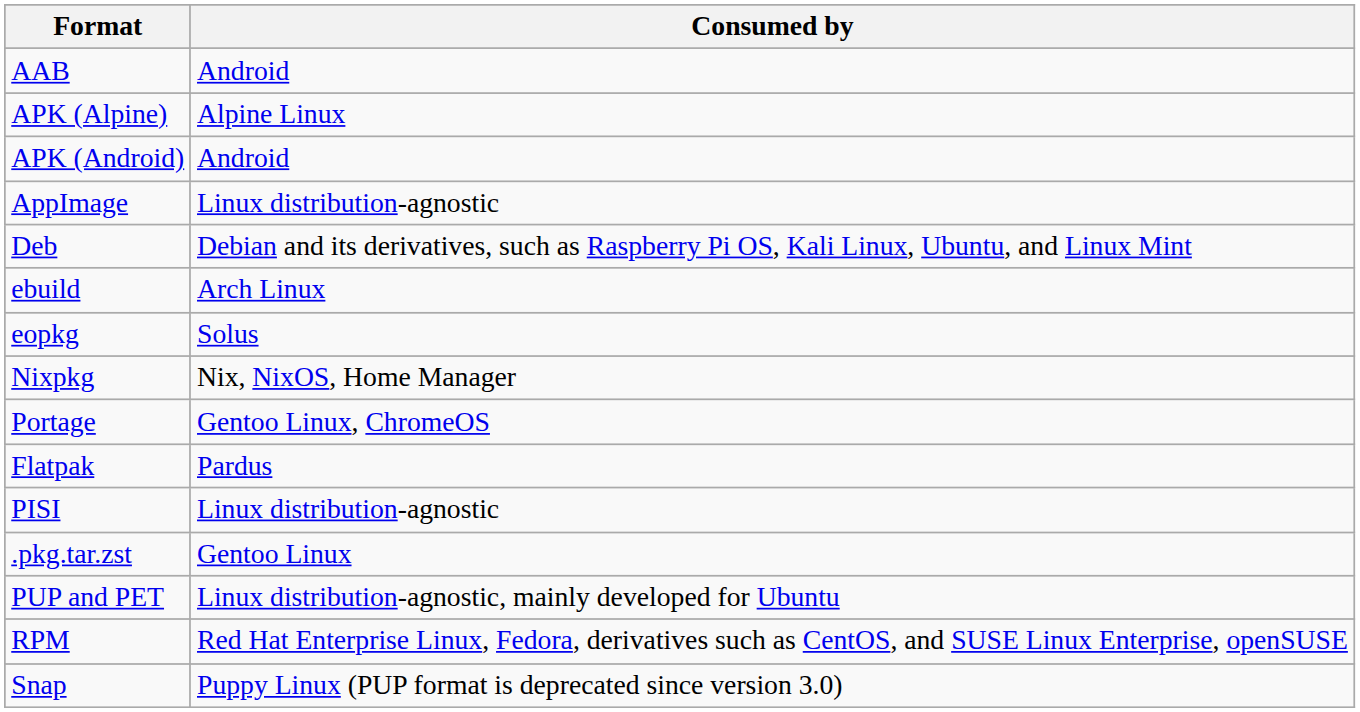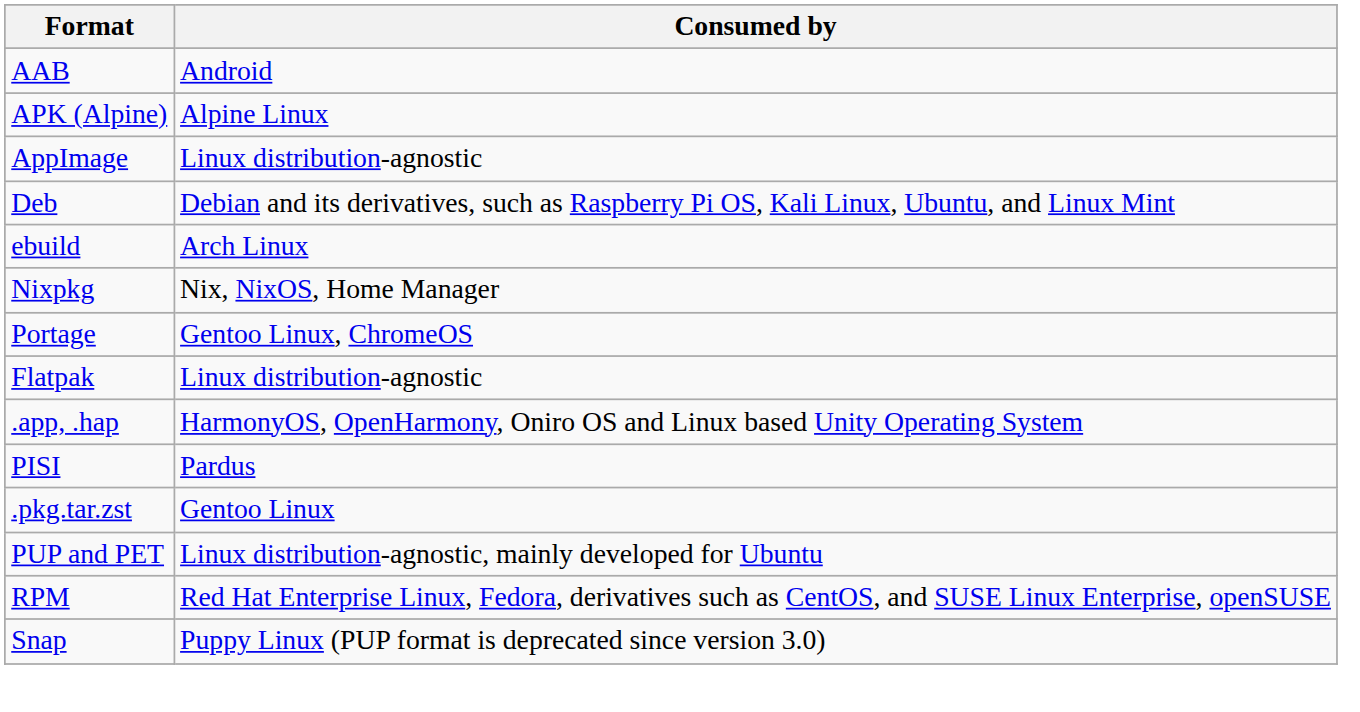- row: (98, 158)
- row: (45, 333)
(235, 465) Pardus -> (331, 377) Linux distribution-agnostic
+ row: (65, 421)
(348, 509) Linux distribution-agnostic -> (218, 465) Pardus
